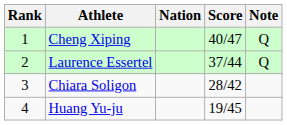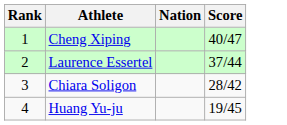- column: (264, 16)
